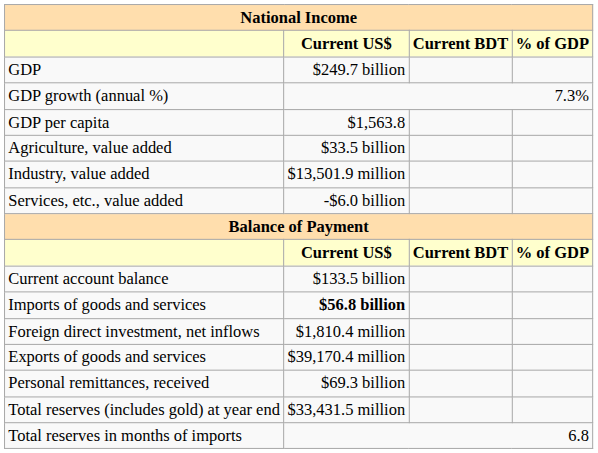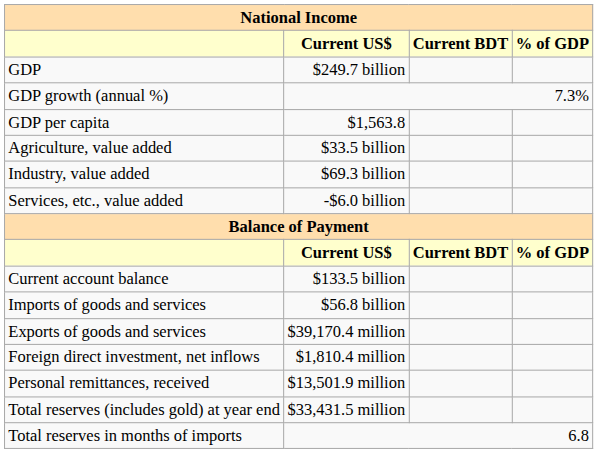(346, 174) $13,501.9 million -> (363, 174) $69.3 billion
(362, 305) bold -> (363, 305) normal
rows swapped: (107, 357) <-> (134, 331)
(363, 383) $69.3 billion -> (346, 383) $13,501.9 million
